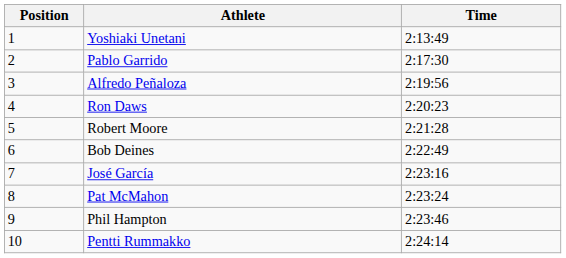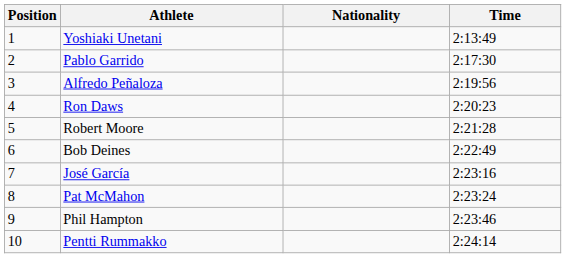+ column: (366, 15)
